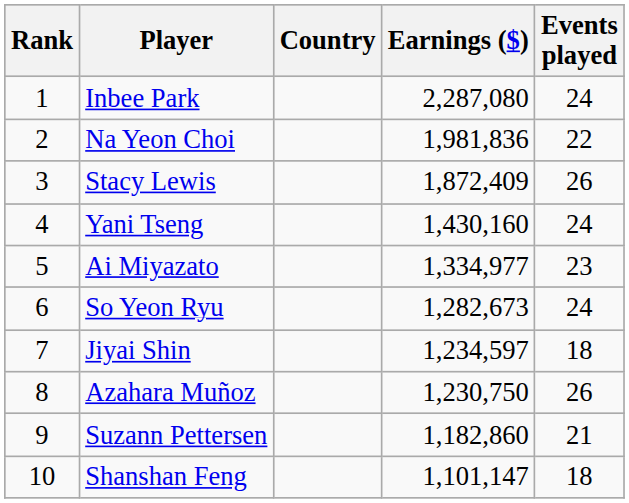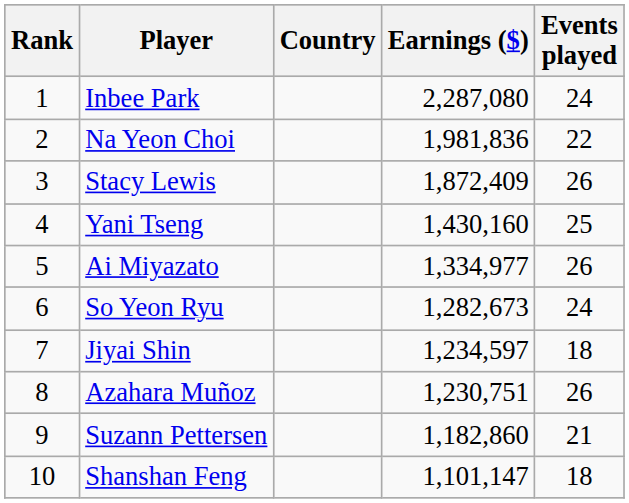(579, 223) 24 -> (579, 223) 25
(579, 266) 23 -> (579, 266) 26
(476, 392) 1,230,750 -> (476, 392) 1,230,751
